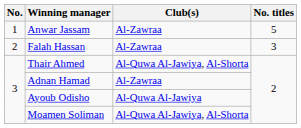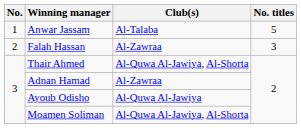(139, 30) Al-Zawraa -> (137, 30) Al-Talaba
